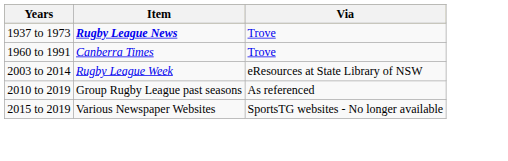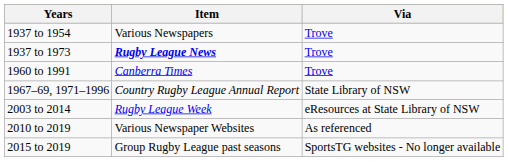+ row: (39, 33)
+ row: (58, 90)
(159, 90) Group Rugby League past seasons -> (184, 128) Various Newspaper Websites
(146, 109) Various Newspaper Websites -> (198, 147) Group Rugby League past seasons
